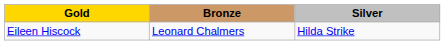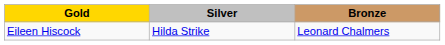columns swapped: (367, 13) <-> (222, 13)
